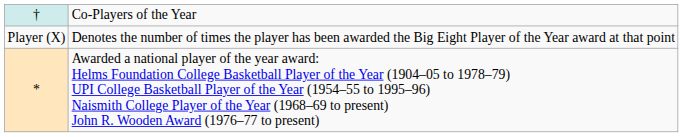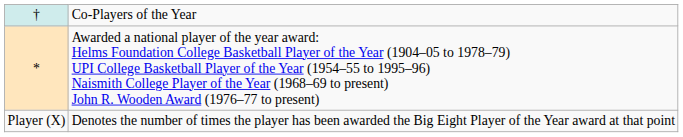rows swapped: (36, 90) <-> (36, 37)
